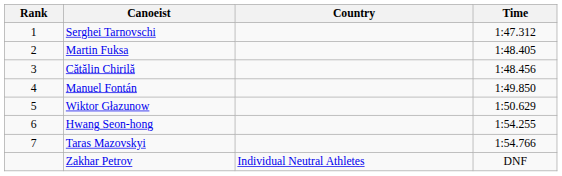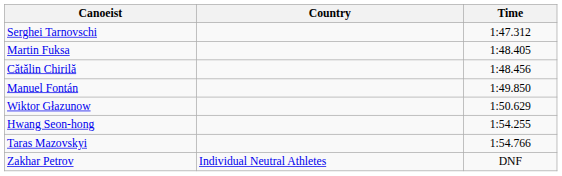- column: (34, 13)
